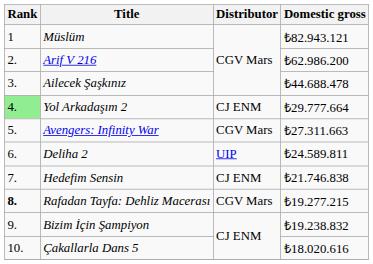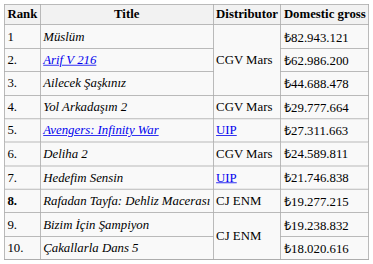(12, 107) lightgreen background -> (12, 107) no background
(239, 107) CJ ENM -> (244, 107) CGV Mars
(244, 130) CGV Mars -> (226, 130) UIP
(226, 154) UIP -> (244, 154) CGV Mars
(239, 177) CJ ENM -> (226, 177) UIP
(244, 201) CGV Mars -> (239, 201) CJ ENM
